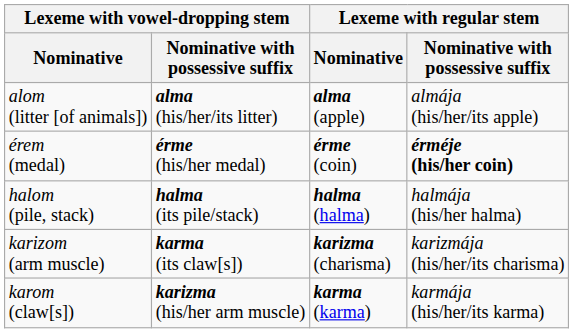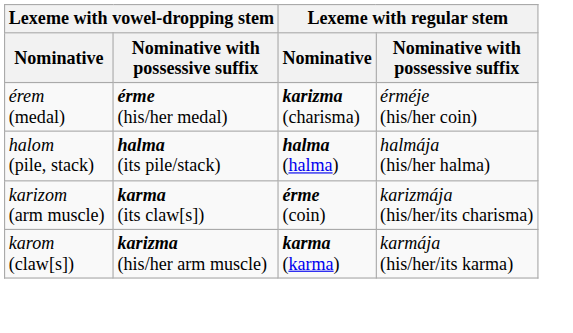- row: (78, 106)
(335, 155) érme (coin) -> (321, 106) karizma (charisma)
(462, 155) bold -> (429, 106) normal
(352, 253) karizma (charisma) -> (304, 204) érme (coin)
